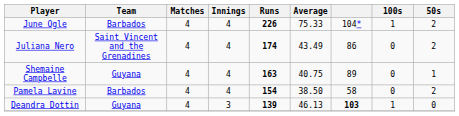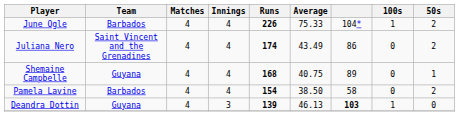(270, 74) 163 -> (270, 74) 168
